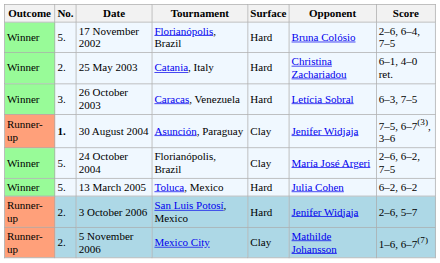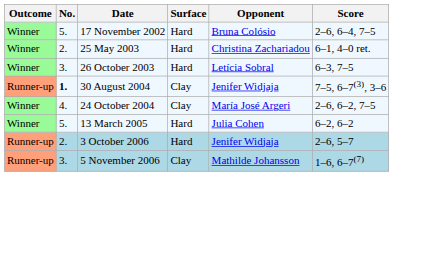- column: (200, 12)
(62, 162) 5. -> (63, 105) 4.
(62, 242) 2. -> (63, 160) 3.
